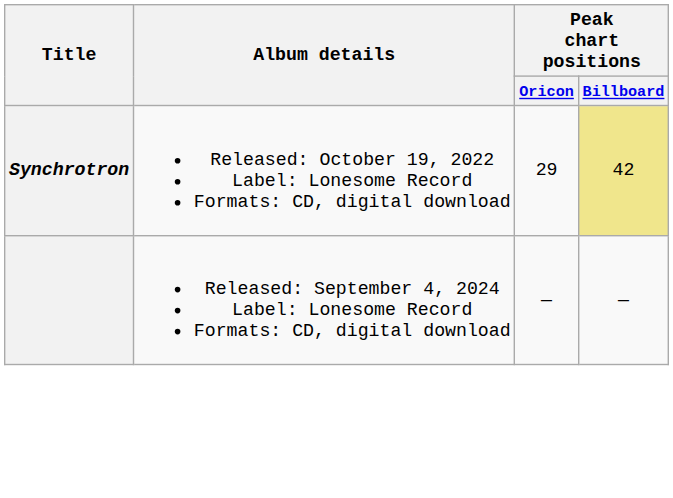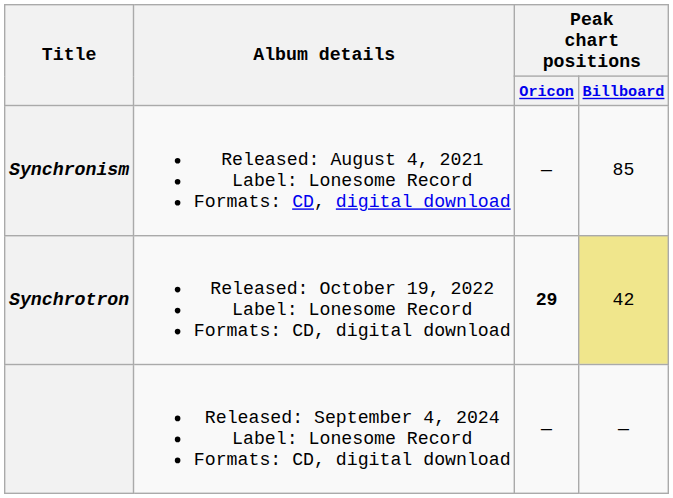+ row: (69, 171)
(547, 171) normal -> (547, 300) bold
